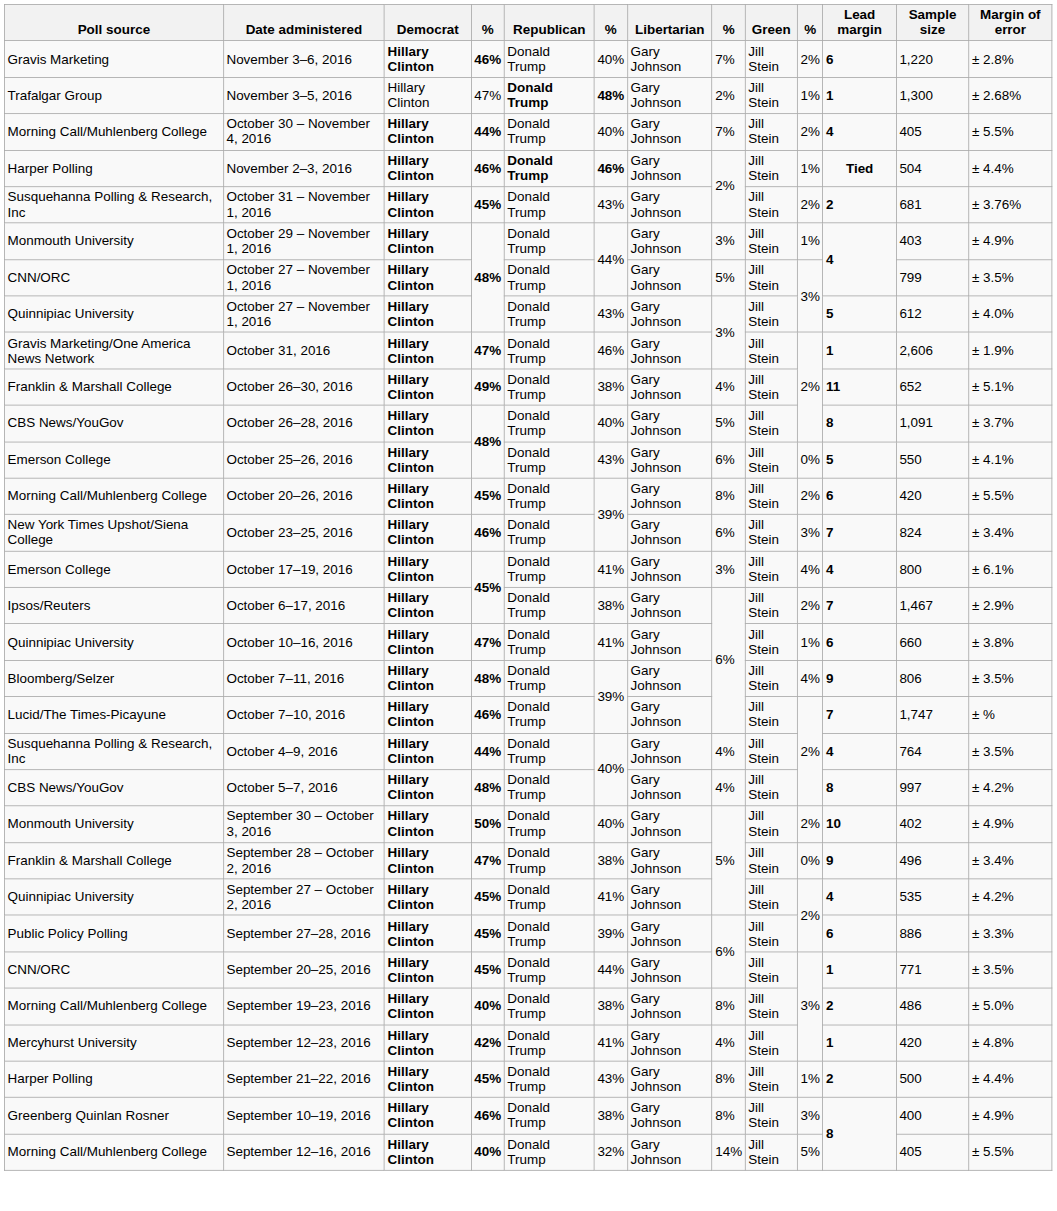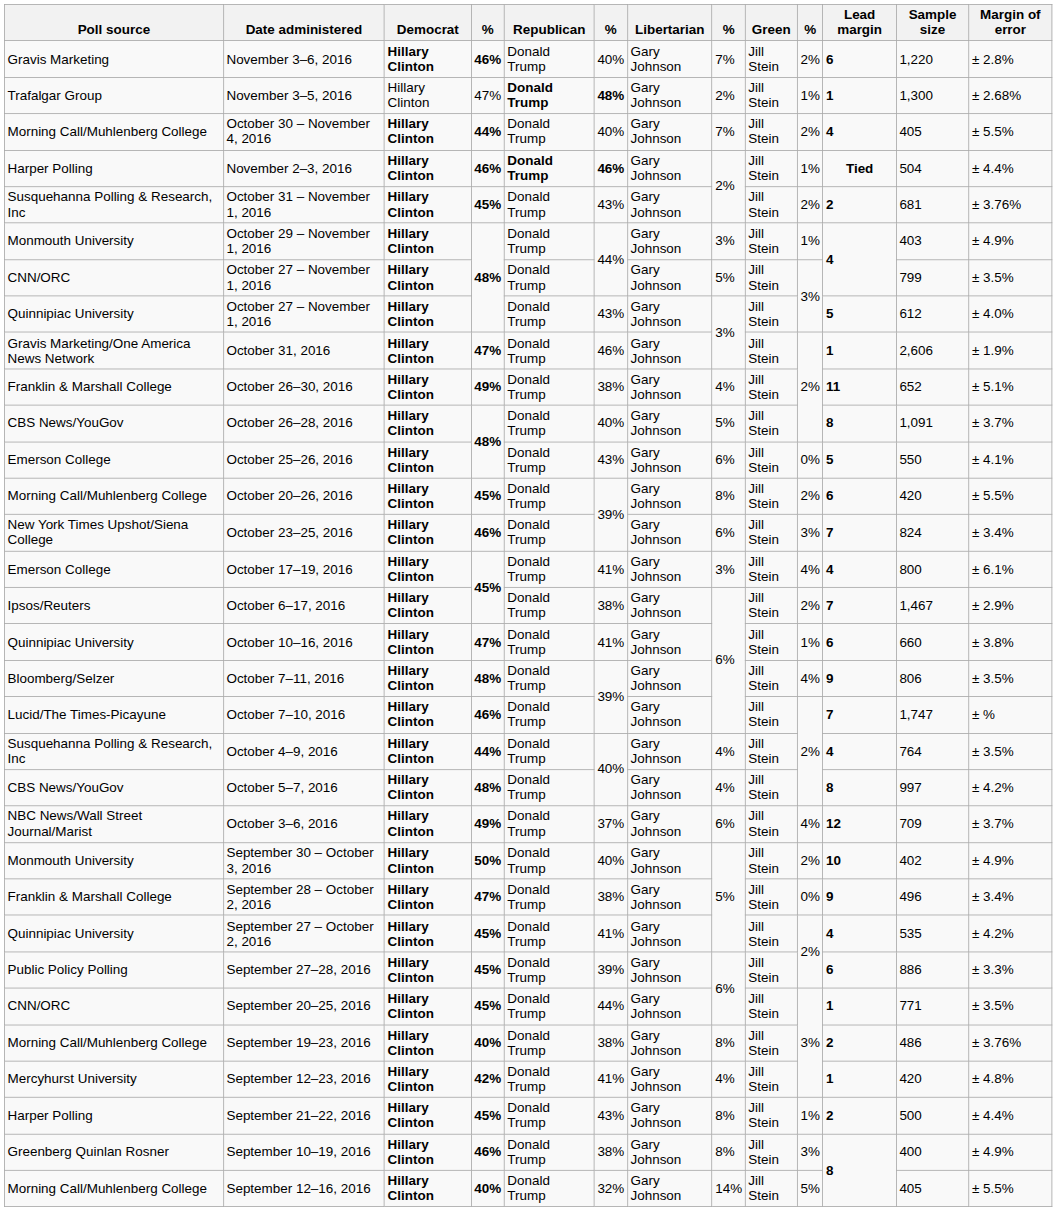+ row: (75, 824)
(993, 1006) ± 5.0% -> (997, 1042) ± 3.76%
